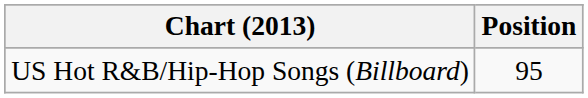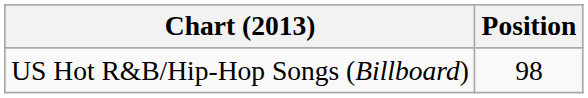(529, 69) 95 -> (529, 69) 98
